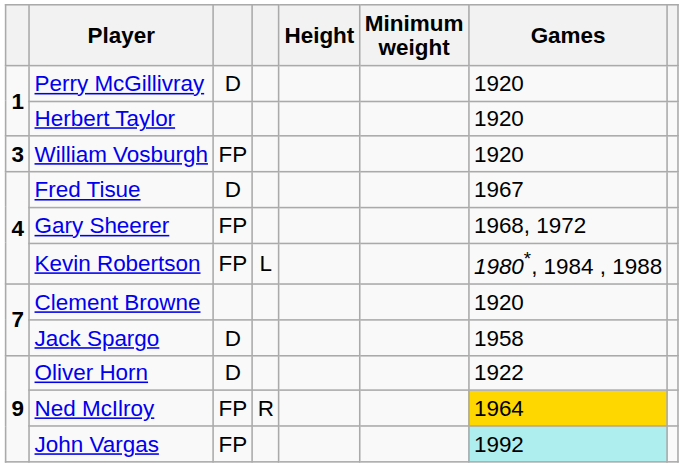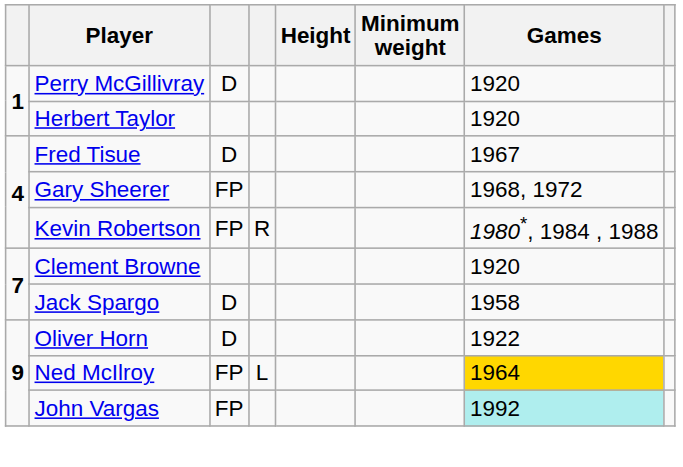- row: (121, 154)
(266, 264) L -> (262, 228) R
(266, 409) R -> (262, 373) L
